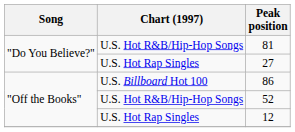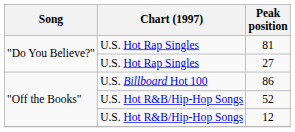(172, 44) U.S. Hot R&B/Hip-Hop Songs -> (150, 44) U.S. Hot Rap Singles
(150, 117) U.S. Hot Rap Singles -> (172, 117) U.S. Hot R&B/Hip-Hop Songs
